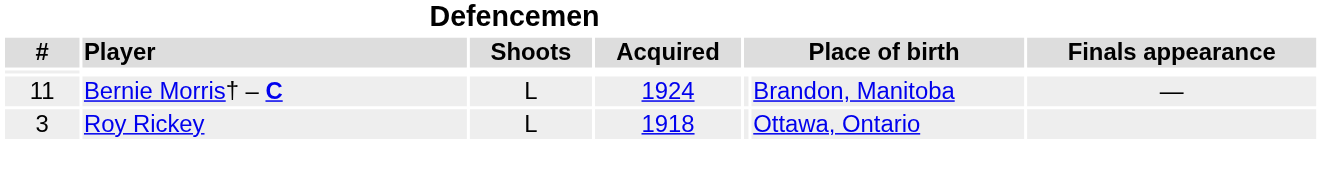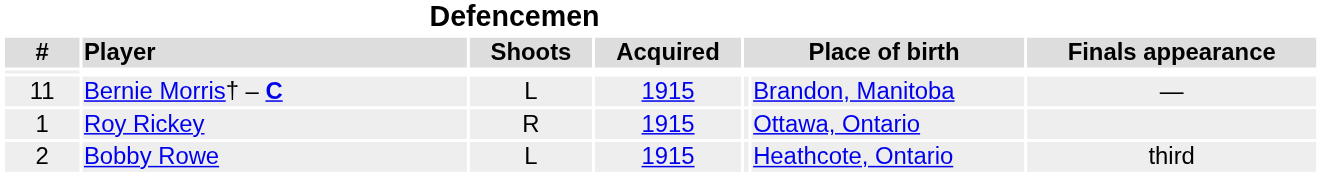(668, 91) 1924 -> (668, 91) 1915
(42, 123) 3 -> (42, 123) 1
(531, 123) L -> (531, 123) R
(668, 123) 1918 -> (668, 123) 1915
+ row: (152, 156)
